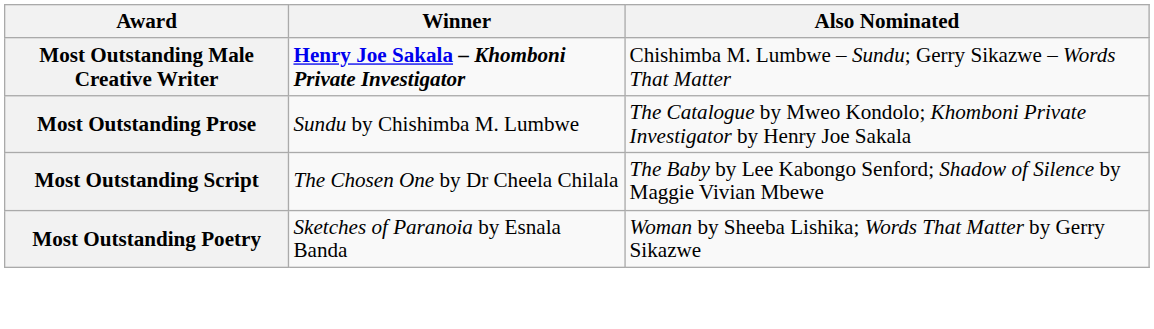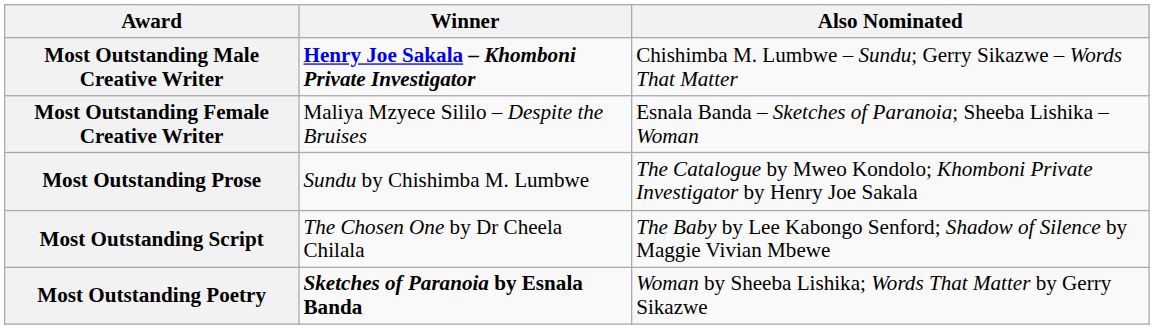+ row: (152, 123)
(427, 238) normal -> (443, 295) bold
